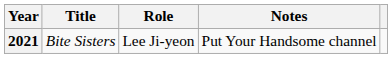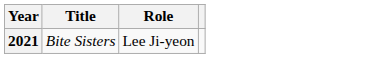- column: (289, 16)
